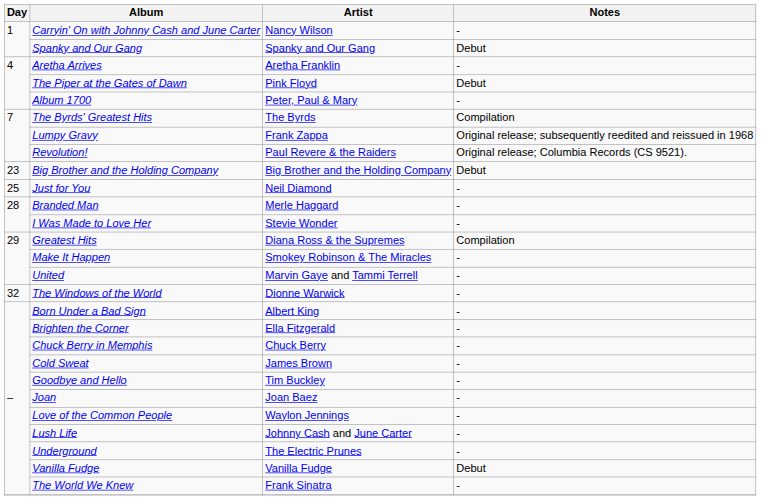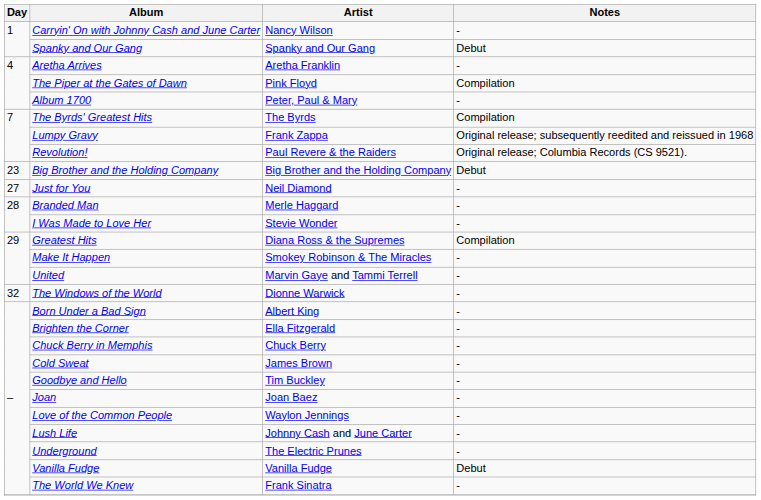(471, 83) Debut -> (485, 83) Compilation
(13, 188) 25 -> (13, 188) 27
